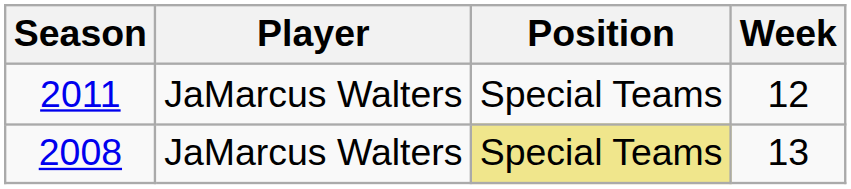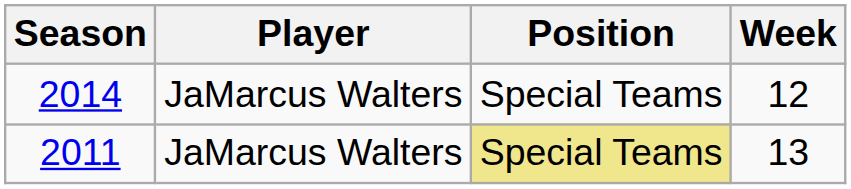(80, 93) 2011 -> (80, 93) 2014
(80, 152) 2008 -> (80, 152) 2011
